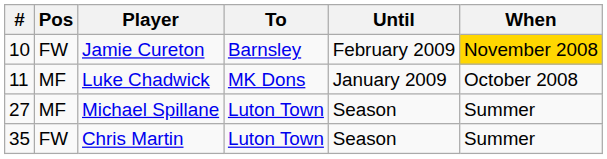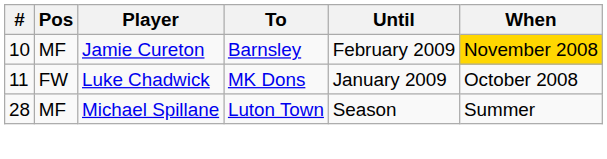(53, 50) FW -> (52, 50) MF
(52, 79) MF -> (53, 79) FW
(19, 109) 27 -> (19, 109) 28
- row: (133, 139)
